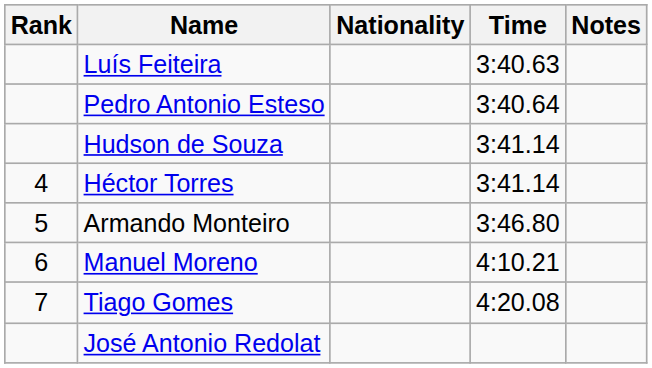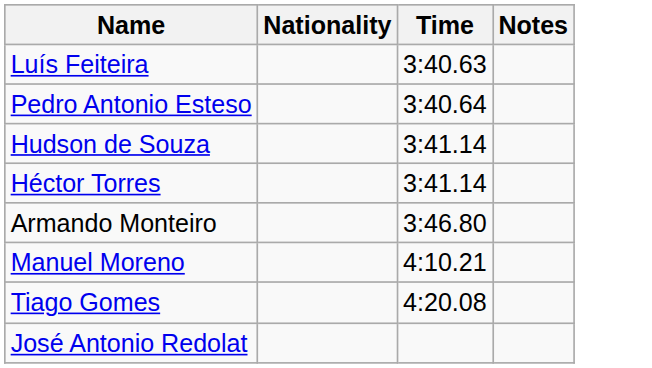- column: (41, 25)
